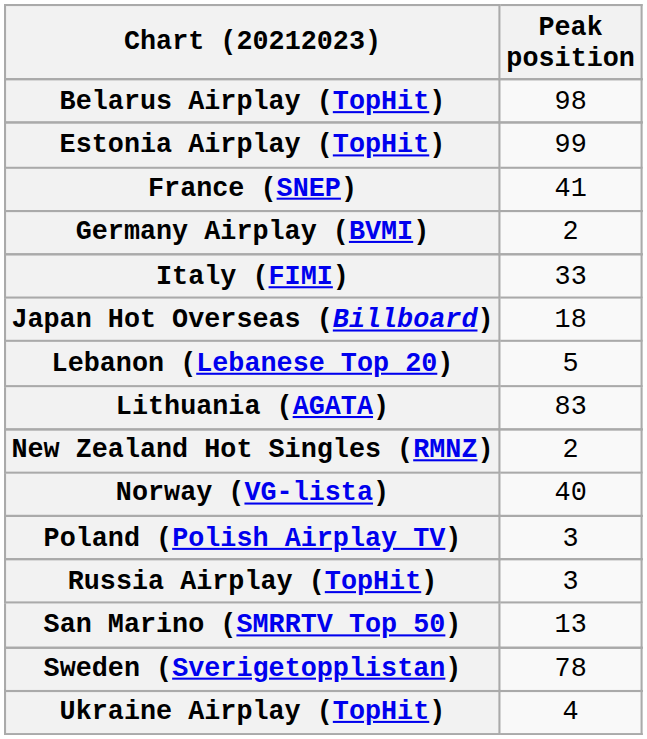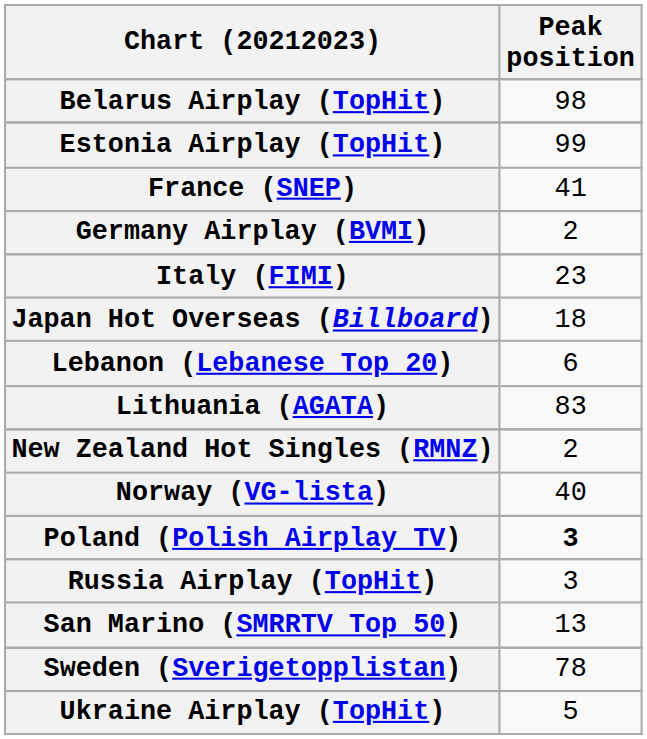(571, 276) 33 -> (571, 276) 23
(571, 363) 5 -> (571, 363) 6
(571, 538) normal -> (571, 538) bold
(571, 712) 4 -> (571, 712) 5
